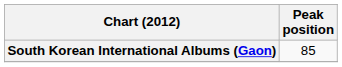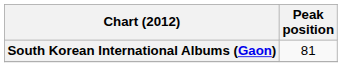(308, 51) 85 -> (308, 51) 81
